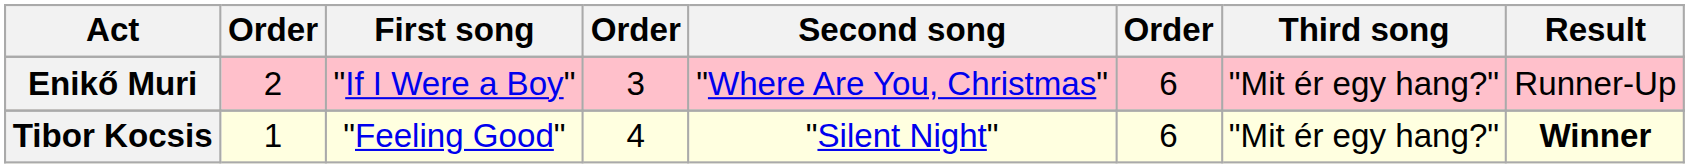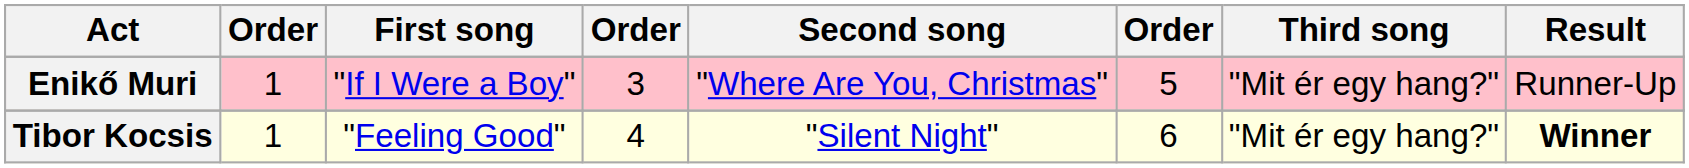(273, 83) 2 -> (273, 83) 1
(1168, 83) 6 -> (1168, 83) 5
